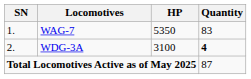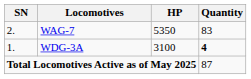(11, 30) 1. -> (11, 30) 2.
(11, 47) 2. -> (11, 47) 1.
